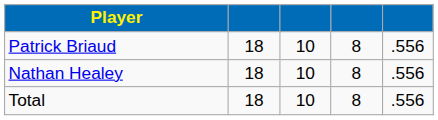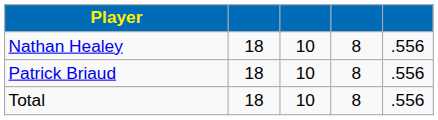rows swapped: (62, 45) <-> (66, 73)
